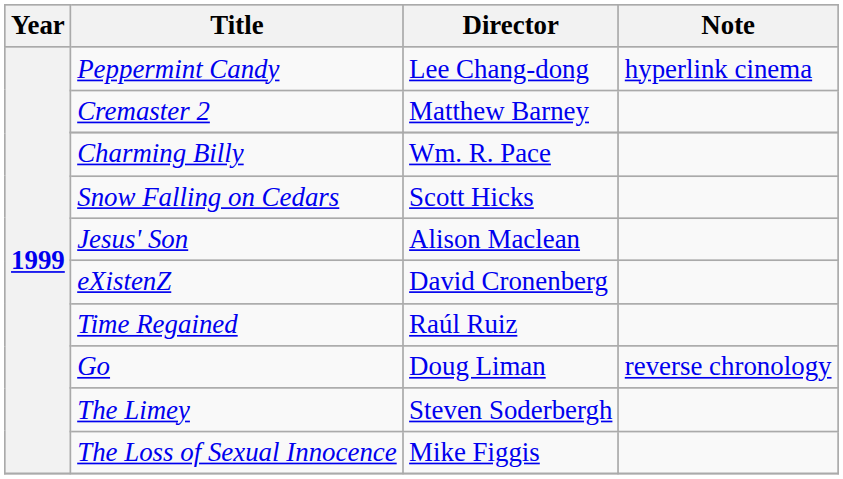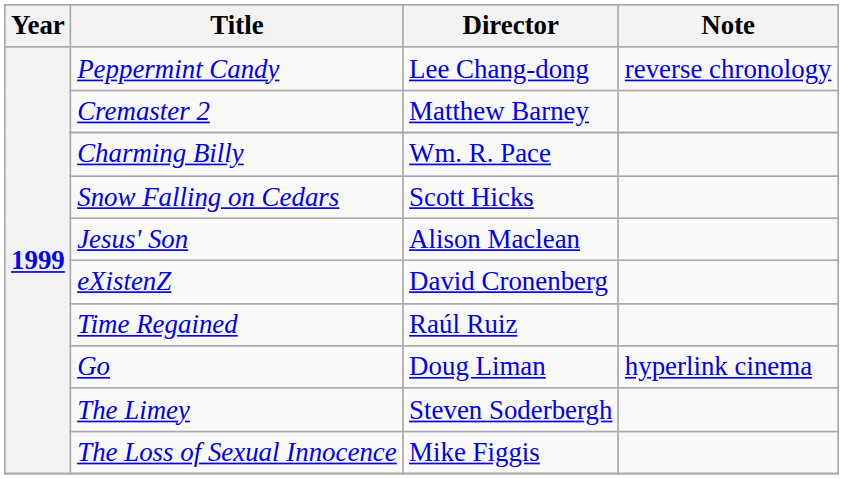(718, 68) hyperlink cinema -> (728, 68) reverse chronology
(728, 366) reverse chronology -> (718, 366) hyperlink cinema
